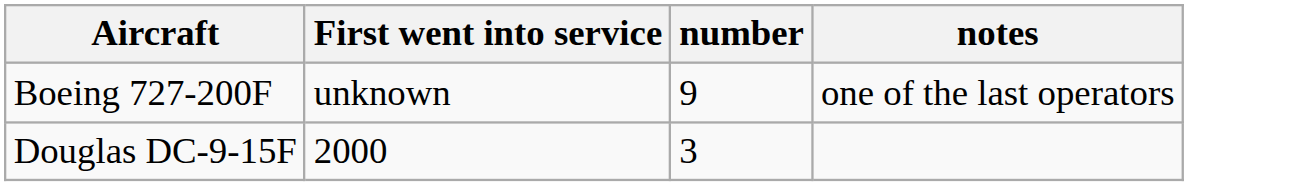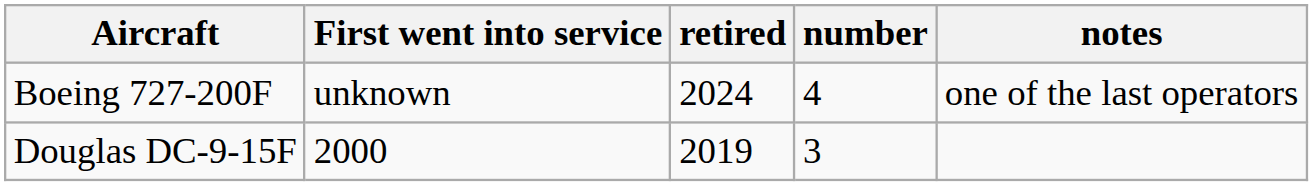+ column: (733, 33)
(688, 92) 9 -> (812, 92) 4
